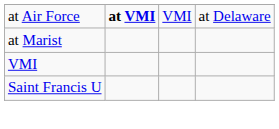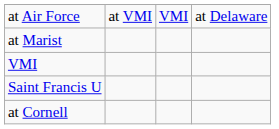(132, 16) bold -> (130, 16) normal
+ row: (38, 111)
